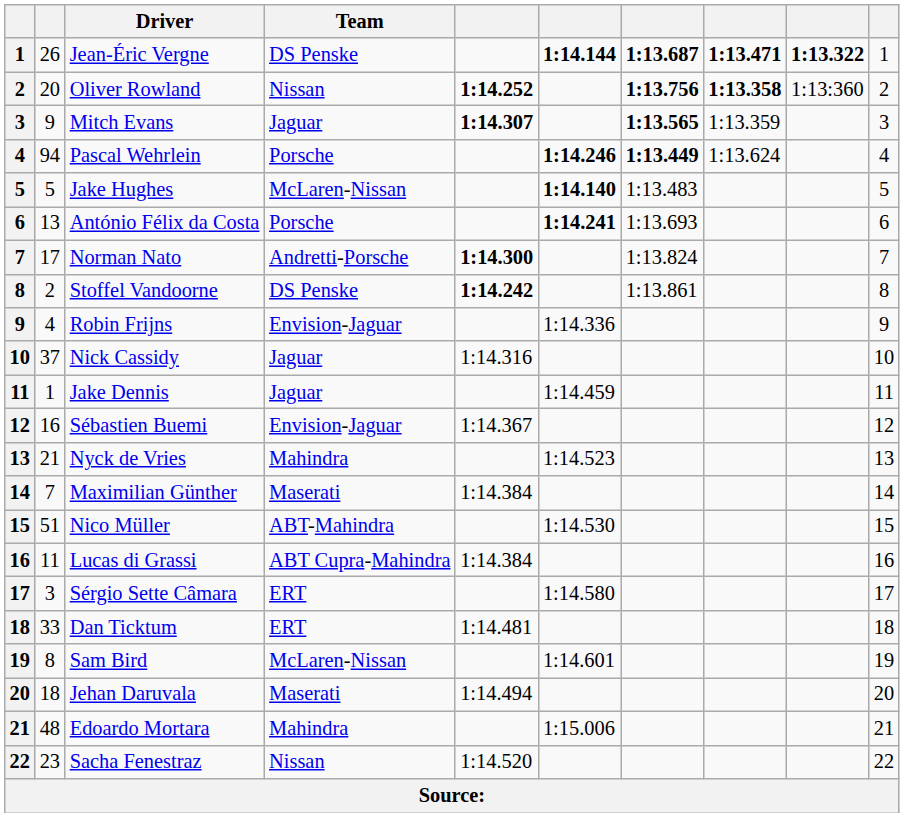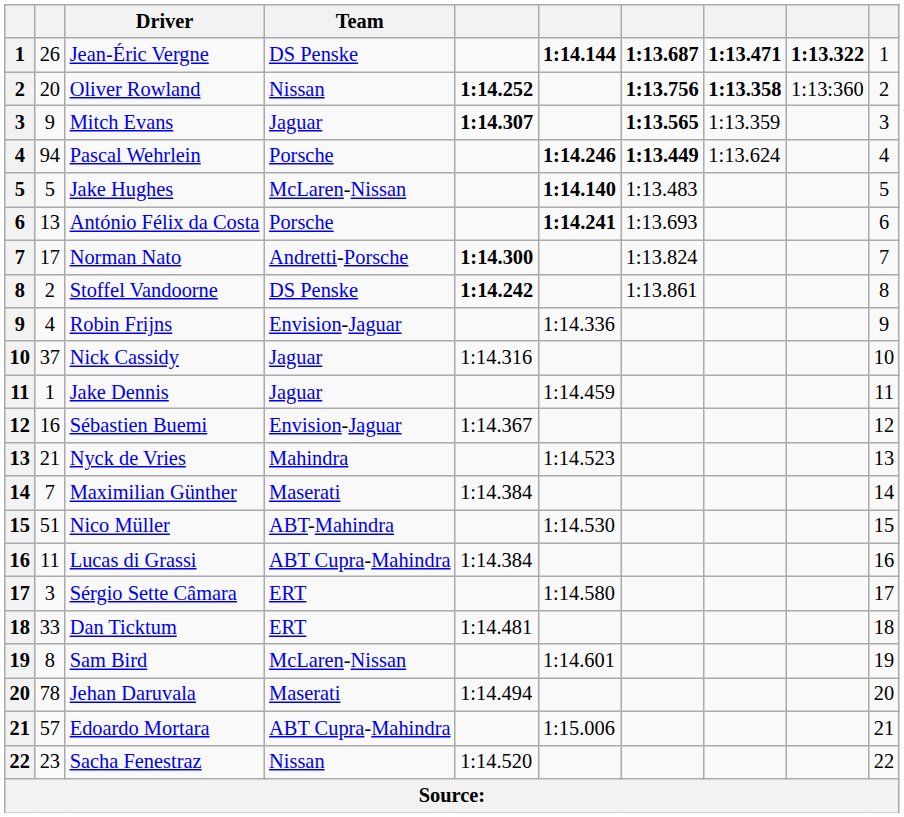(50, 694) 18 -> (50, 694) 78
(50, 727) 48 -> (50, 727) 57
(309, 727) Mahindra -> (360, 727) ABT Cupra-Mahindra
